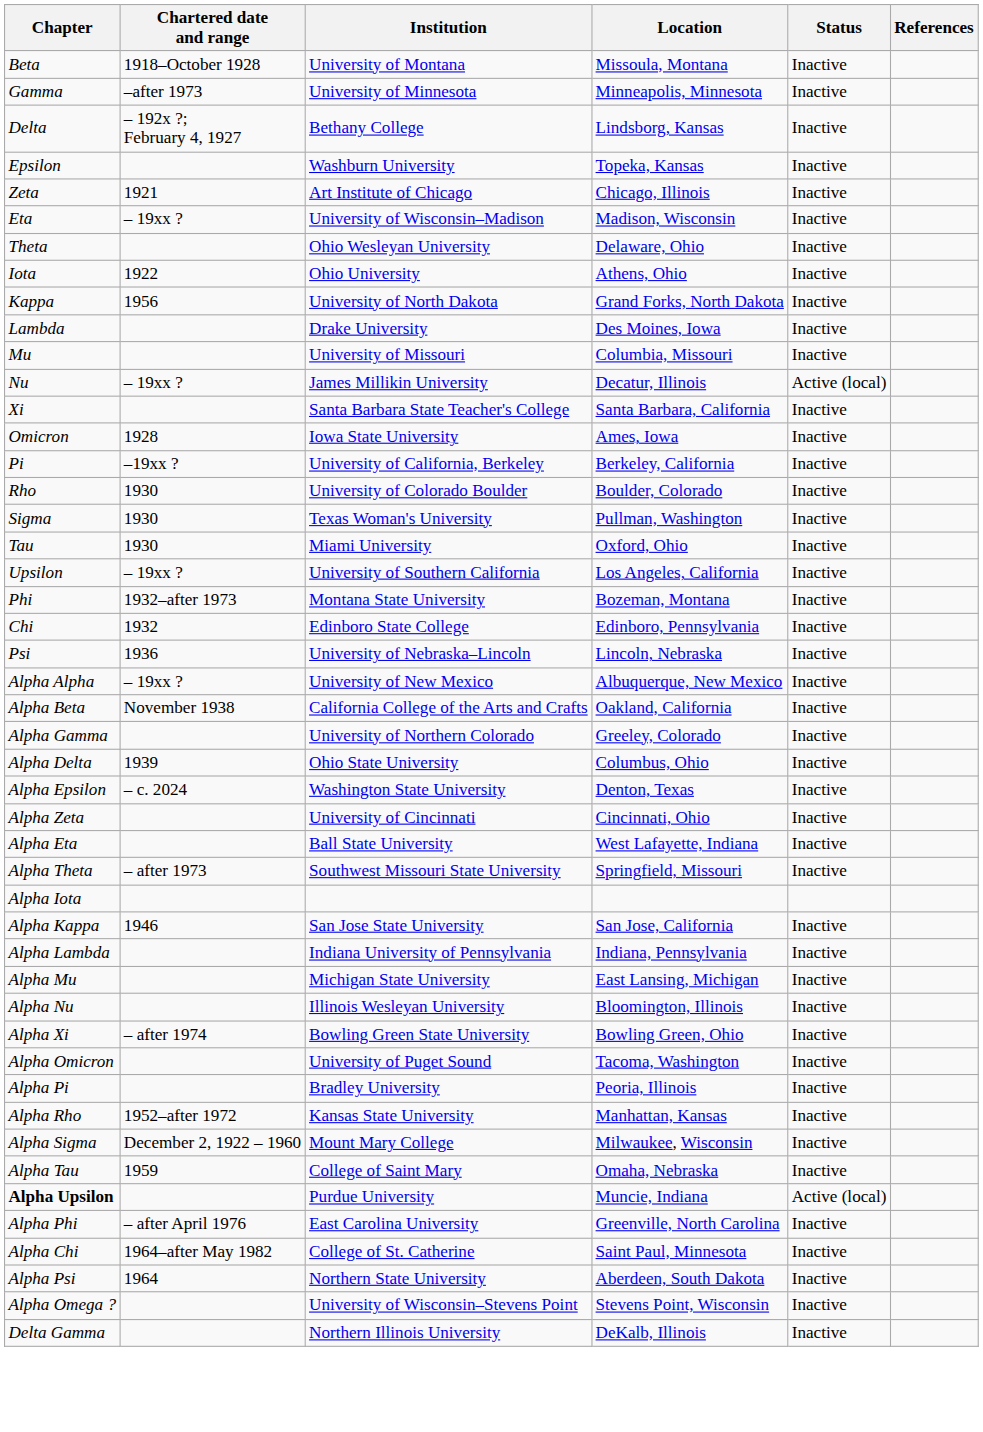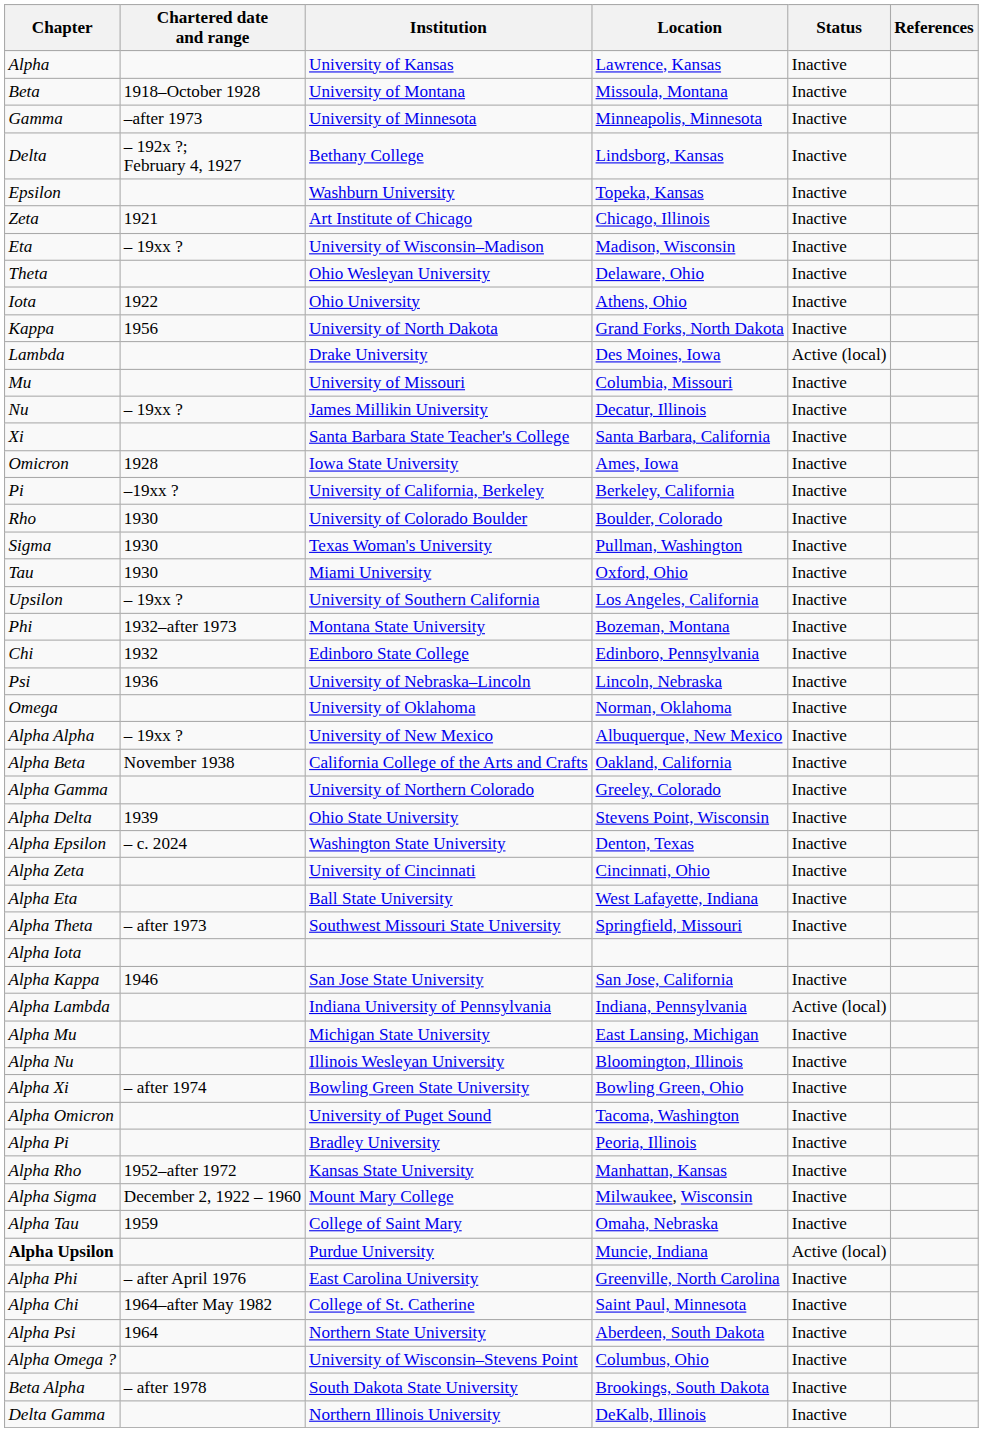+ row: (29, 64)
(819, 328) Inactive -> (839, 355) Active (local)
(839, 382) Active (local) -> (819, 409) Inactive
+ row: (33, 708)
(652, 762) Columbus, Ohio -> (682, 816) Stevens Point, Wisconsin
(819, 952) Inactive -> (839, 1006) Active (local)
(682, 1305) Stevens Point, Wisconsin -> (652, 1359) Columbus, Ohio
+ row: (47, 1387)
